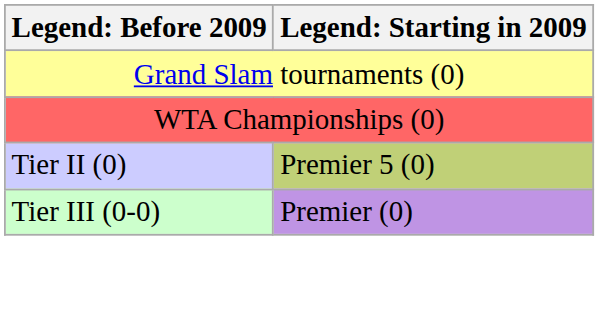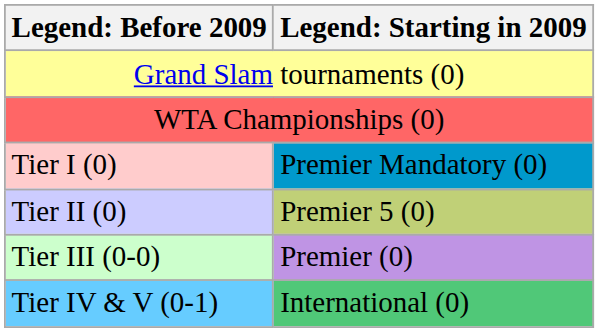+ row: (64, 165)
+ row: (115, 303)
